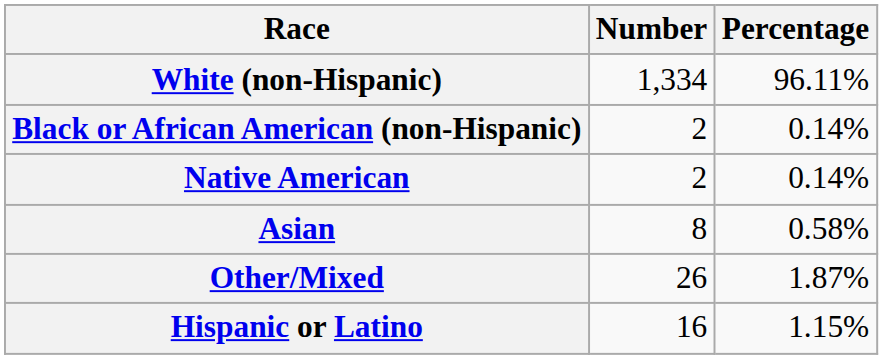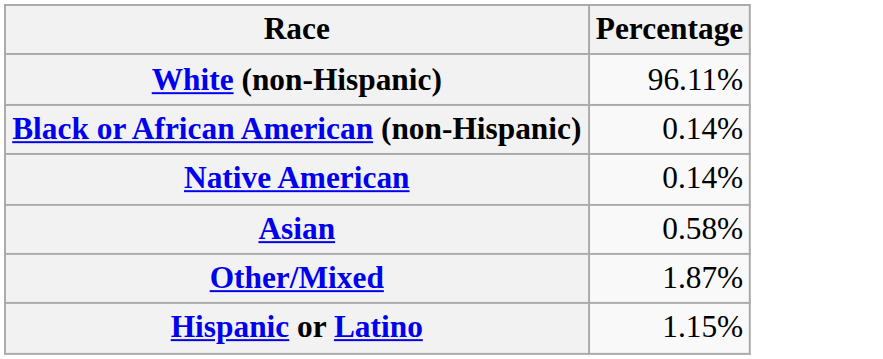- column: (652, 29)
